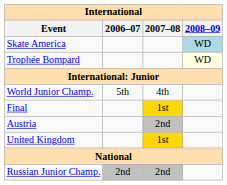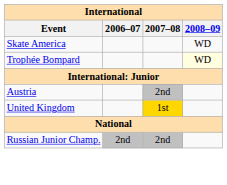(203, 44) lightblue background -> (203, 44) no background
- row: (50, 92)
- row: (17, 108)
